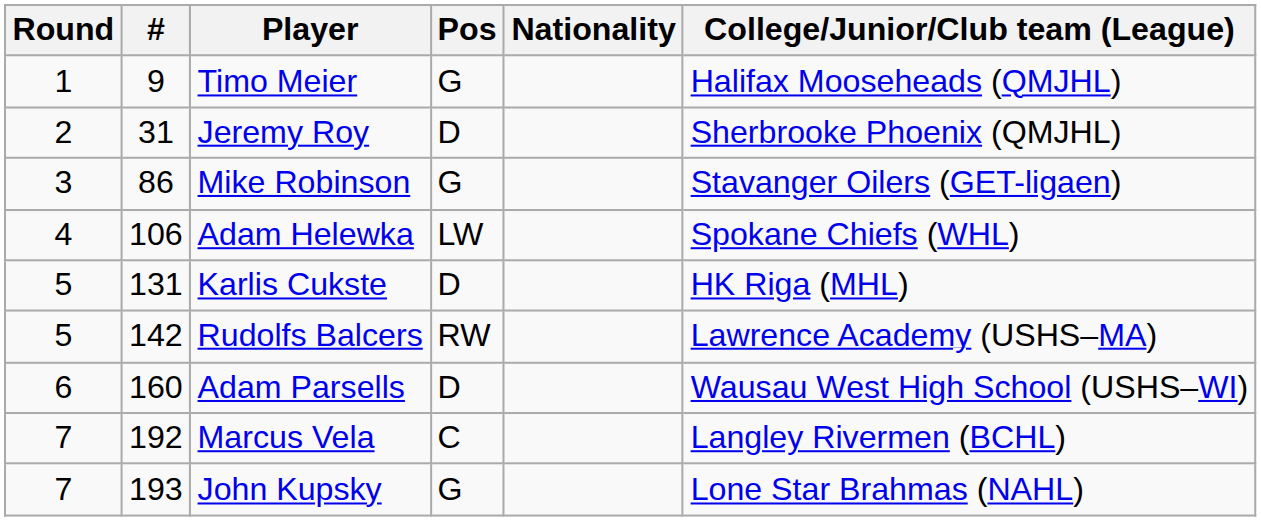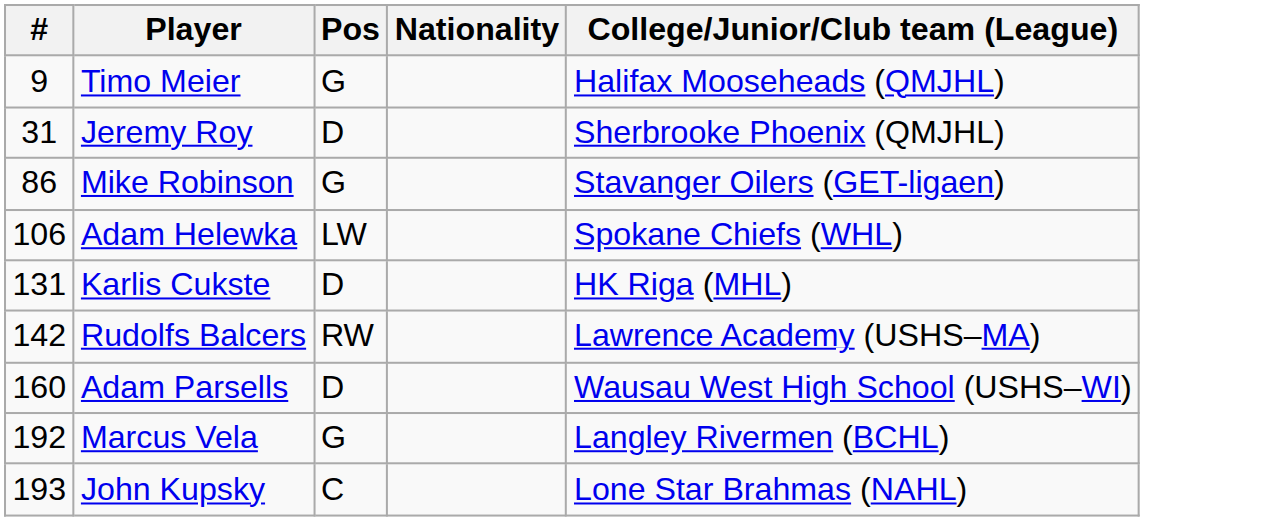- column: (63, 30)
(449, 438) C -> (333, 438) G
(450, 489) G -> (333, 489) C
